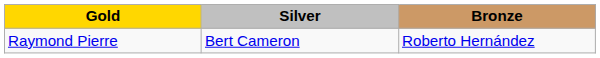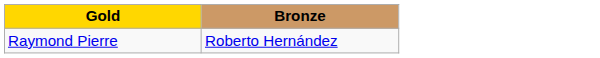- column: (300, 16)
